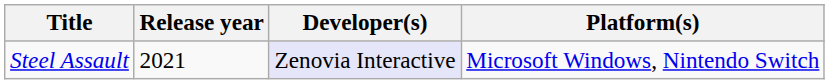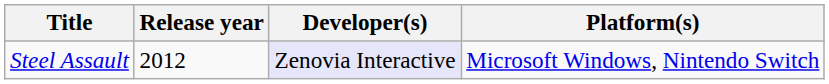(163, 59) 2021 -> (163, 59) 2012
